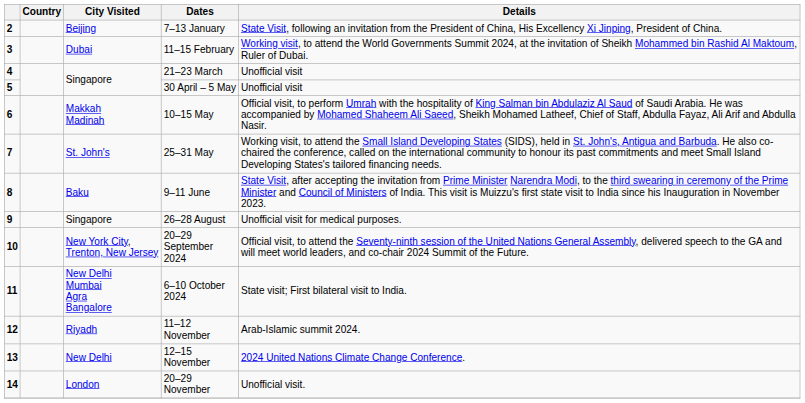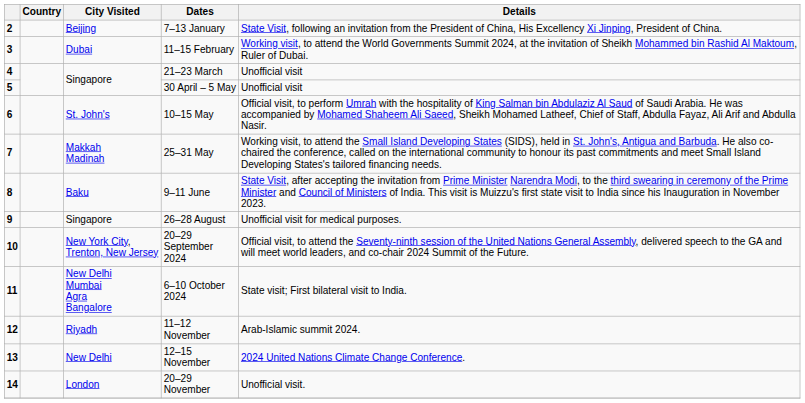(85, 115) Makkah Madinah -> (88, 115) St. John's
(88, 153) St. John's -> (85, 153) Makkah Madinah
